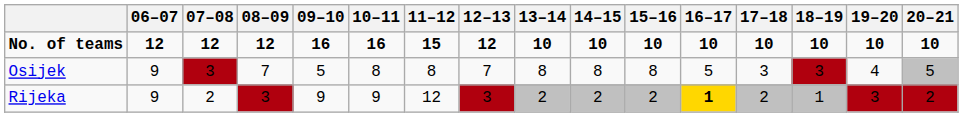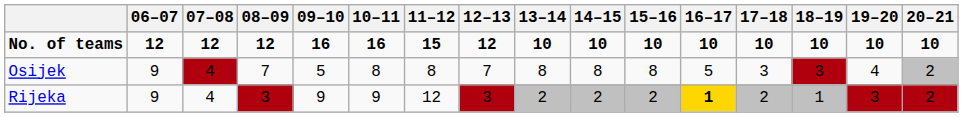(210, 71) 3 -> (210, 71) 4
(930, 71) 5 -> (930, 71) 2
(210, 98) 2 -> (210, 98) 4
